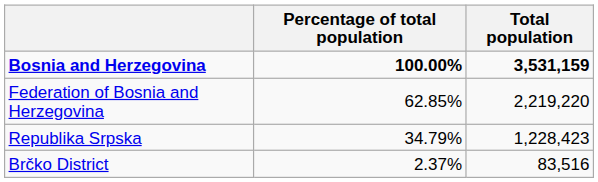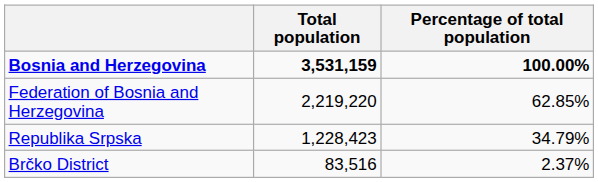columns swapped: (530, 28) <-> (360, 28)
